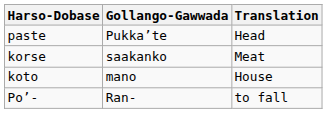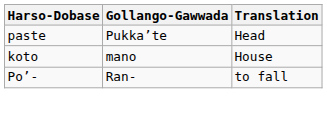- row: (27, 56)
